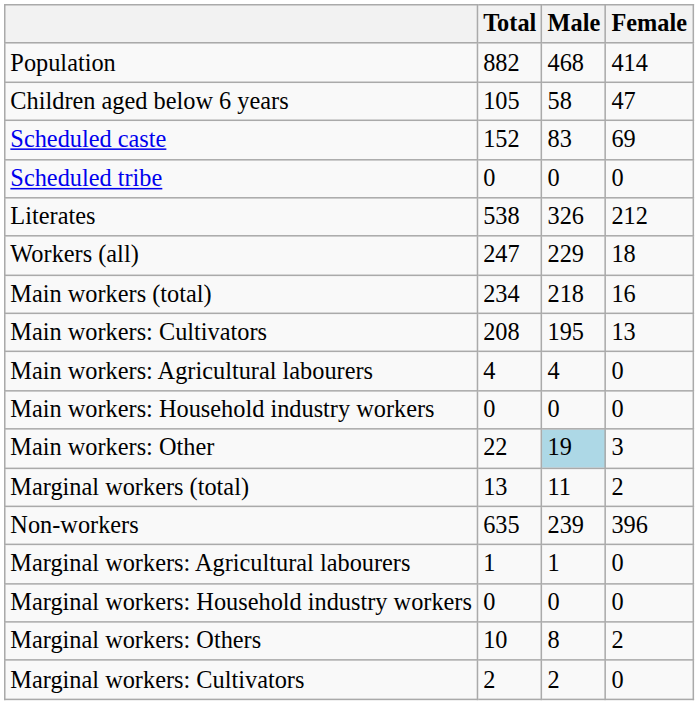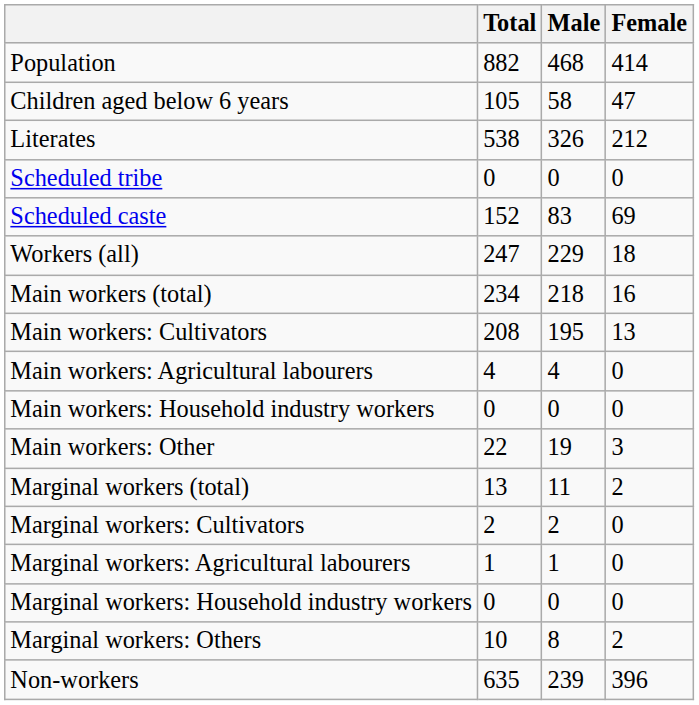rows swapped: (88, 139) <-> (53, 216)
(560, 448) lightblue background -> (560, 448) no background
rows swapped: (157, 679) <-> (75, 525)
